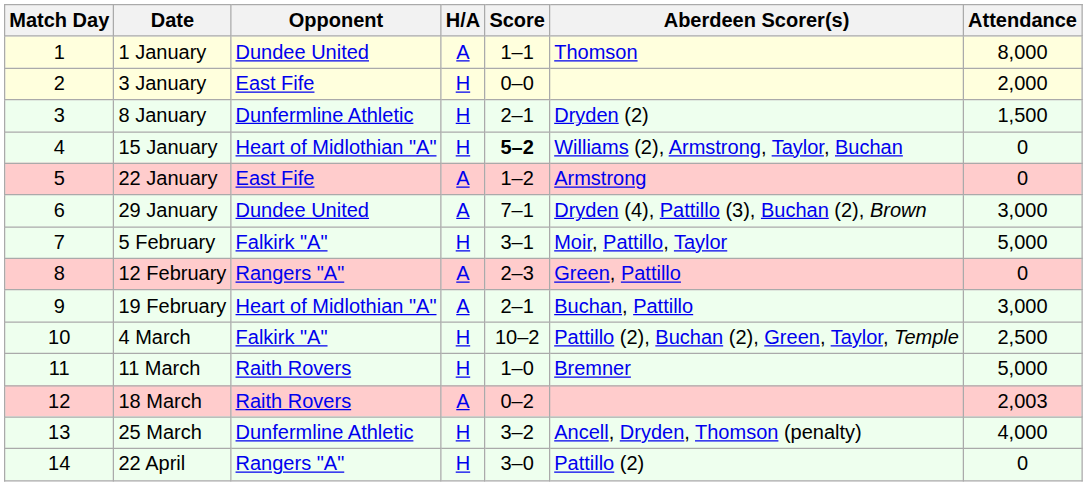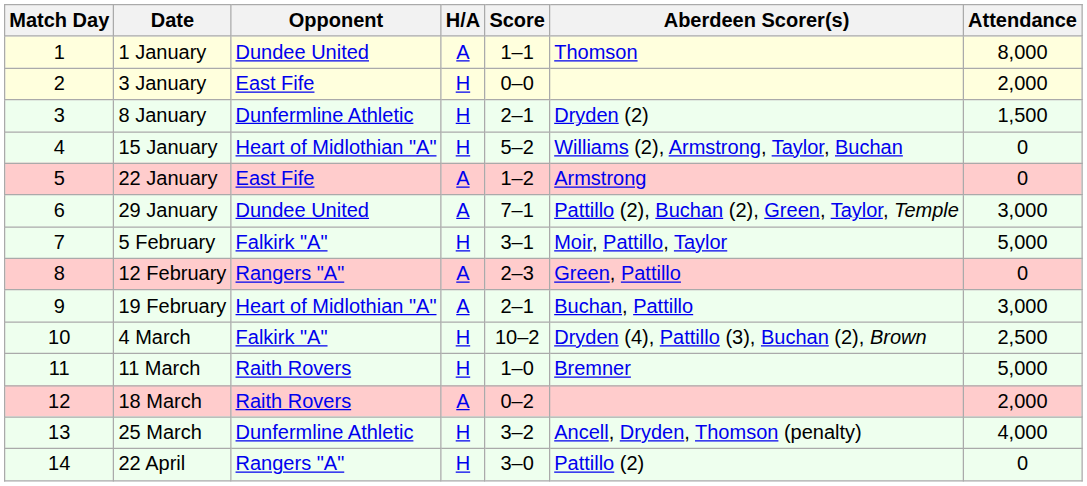(517, 147) bold -> (517, 147) normal
(740, 210) Dryden (4), Pattillo (3), Buchan (2), Brown -> (757, 210) Pattillo (2), Buchan (2), Green, Taylor, Temple
(757, 337) Pattillo (2), Buchan (2), Green, Taylor, Temple -> (740, 337) Dryden (4), Pattillo (3), Buchan (2), Brown
(1023, 400) 2,003 -> (1023, 400) 2,000
